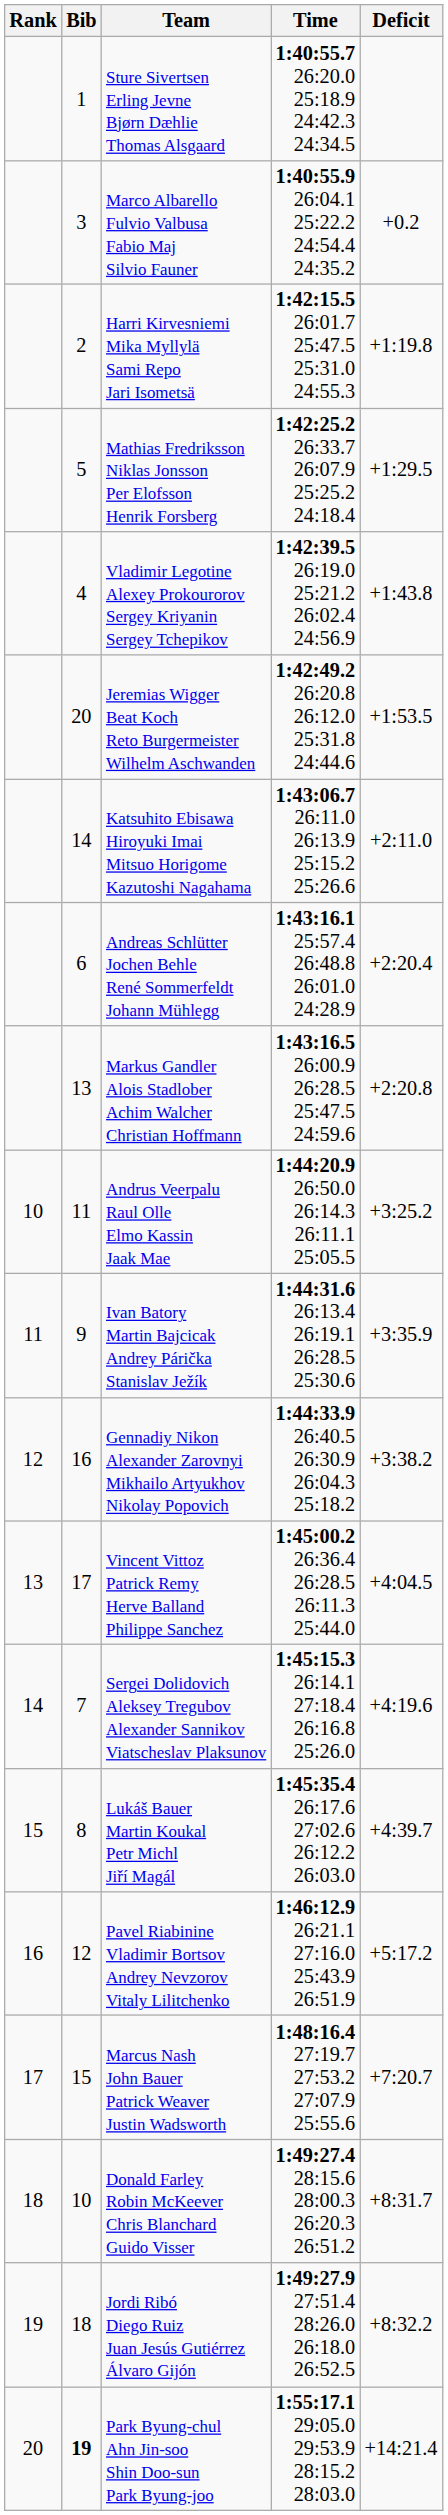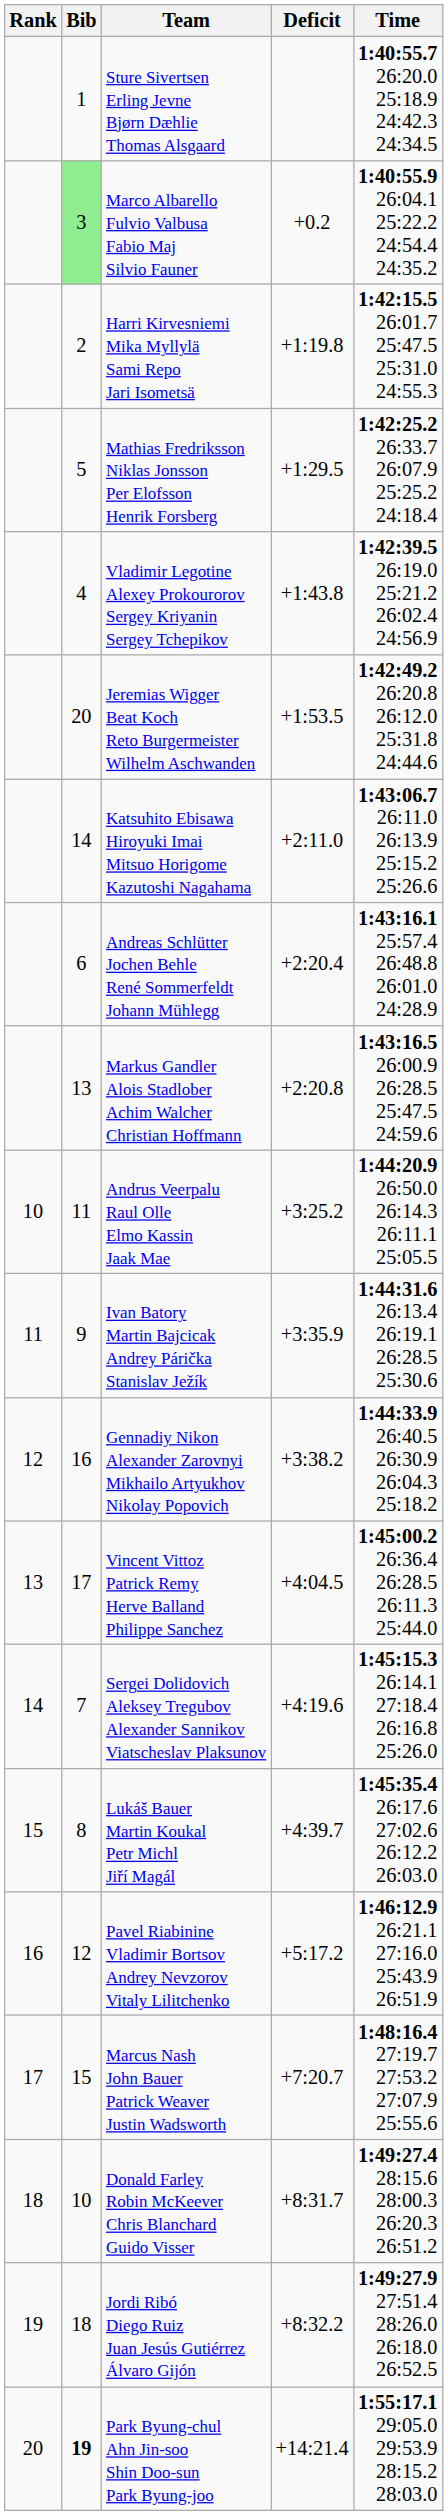columns swapped: (315, 20) <-> (401, 20)
(81, 222) no background -> (81, 222) lightgreen background
